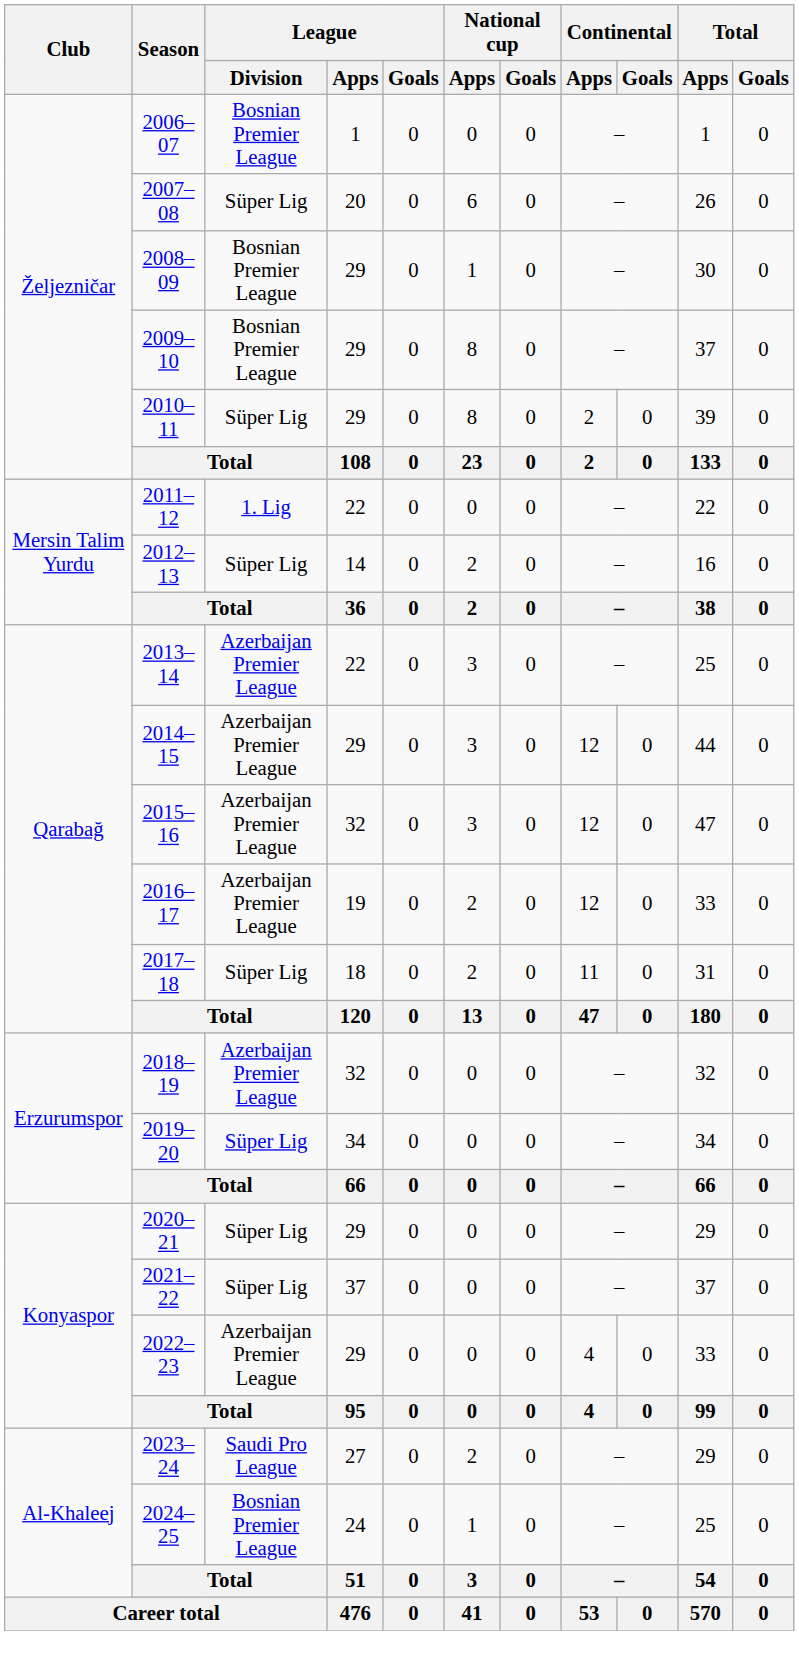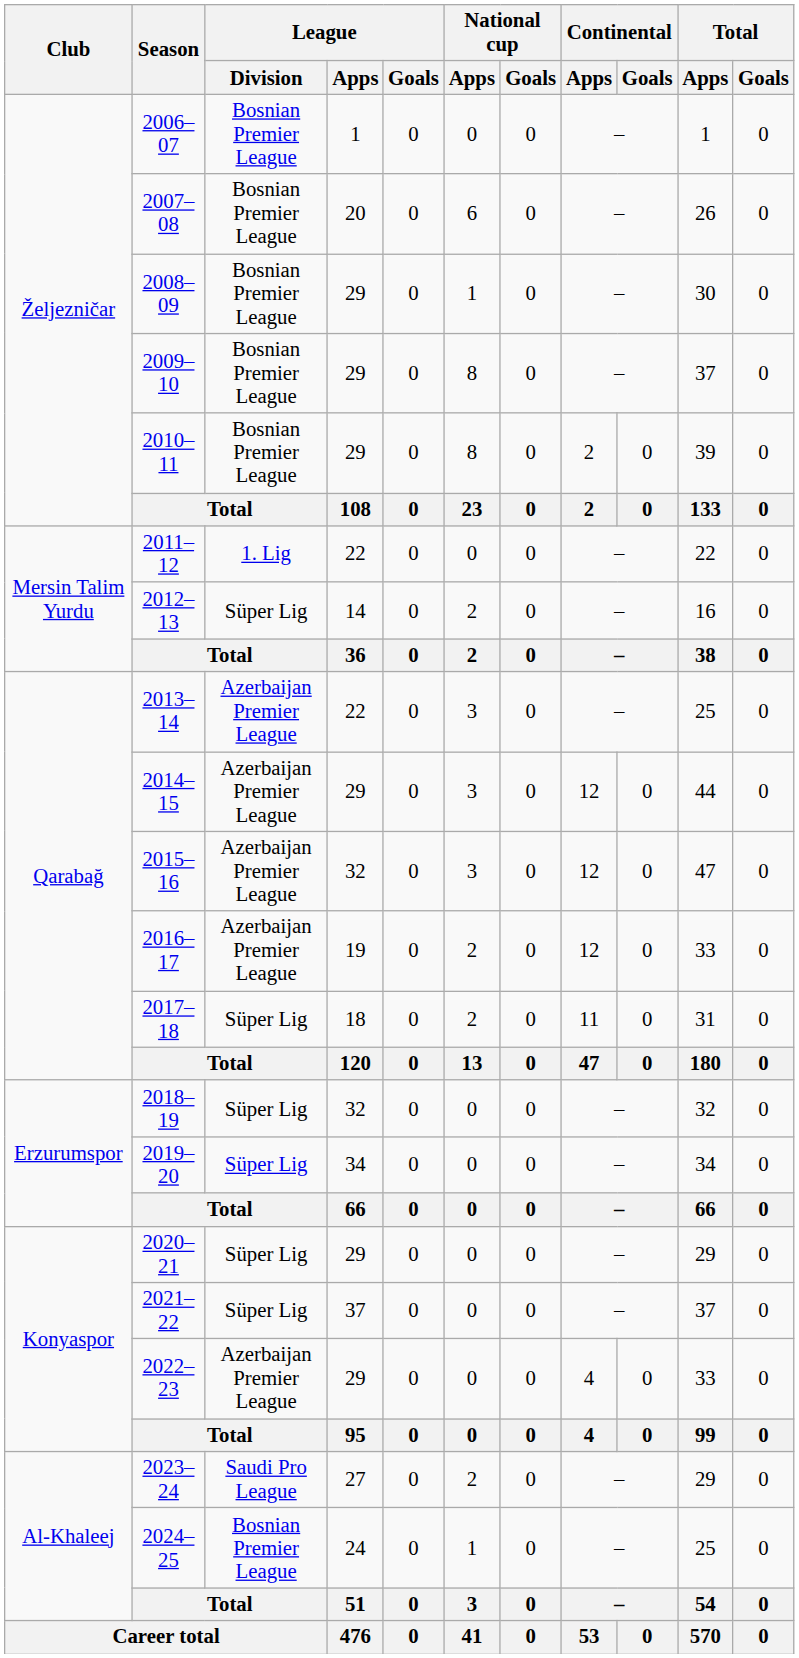(266, 201) Süper Lig -> (266, 213) Bosnian Premier League
(266, 417) Süper Lig -> (266, 452) Bosnian Premier League
(266, 1073) Azerbaijan Premier League -> (266, 1108) Süper Lig
